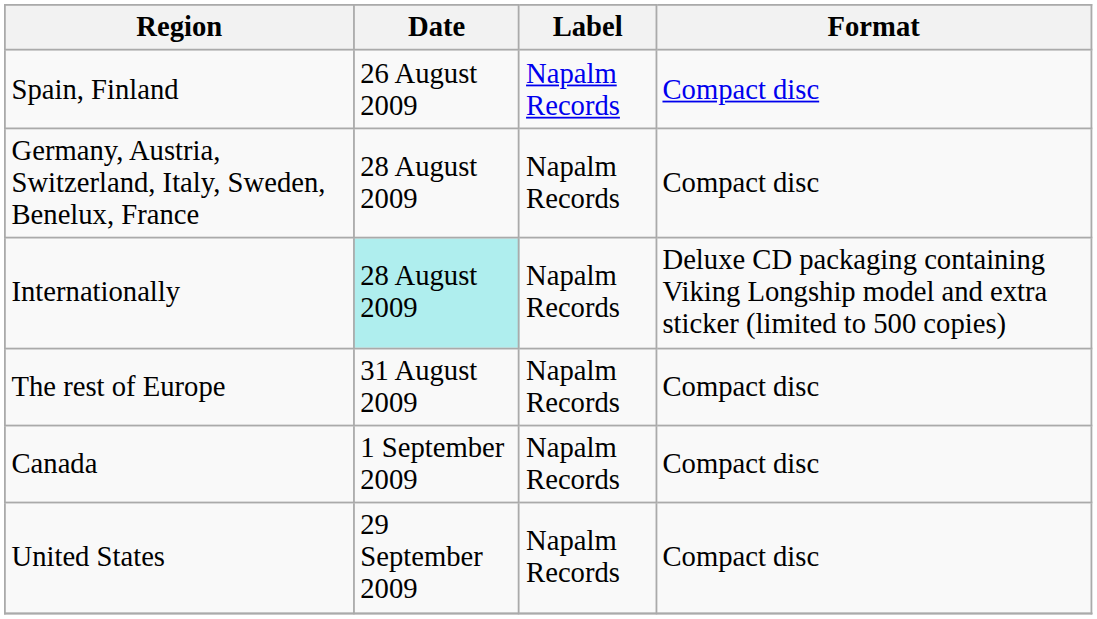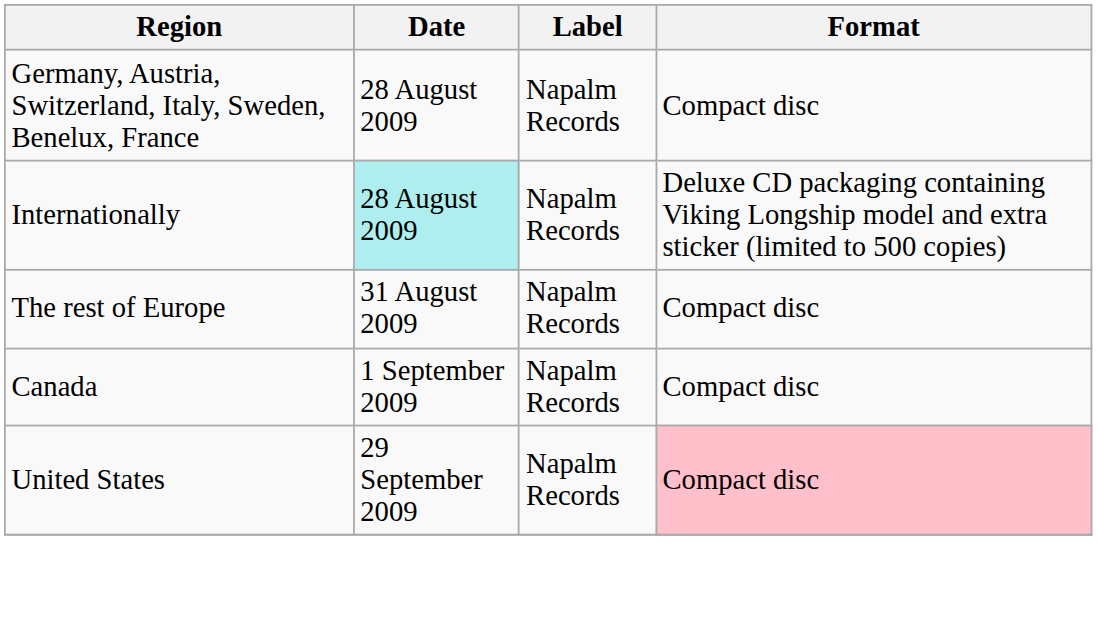- row: (95, 88)
(741, 557) no background -> (741, 479) pink background
